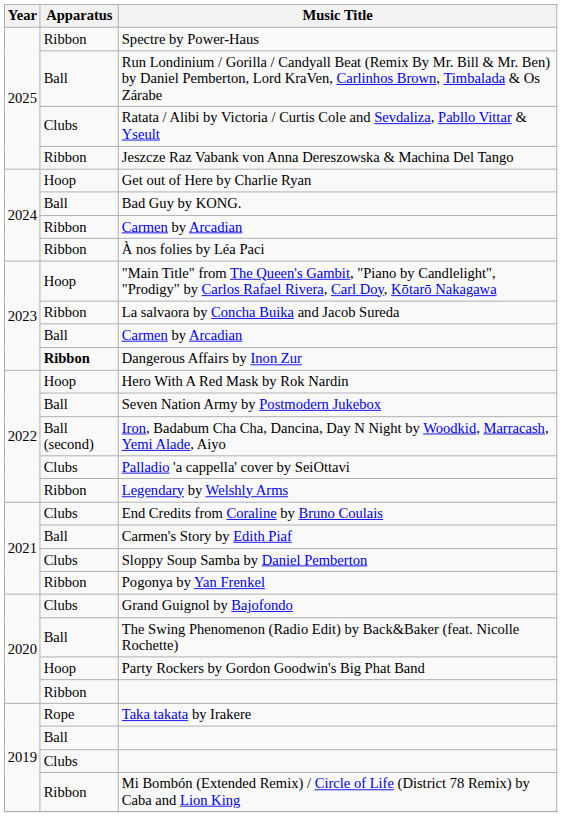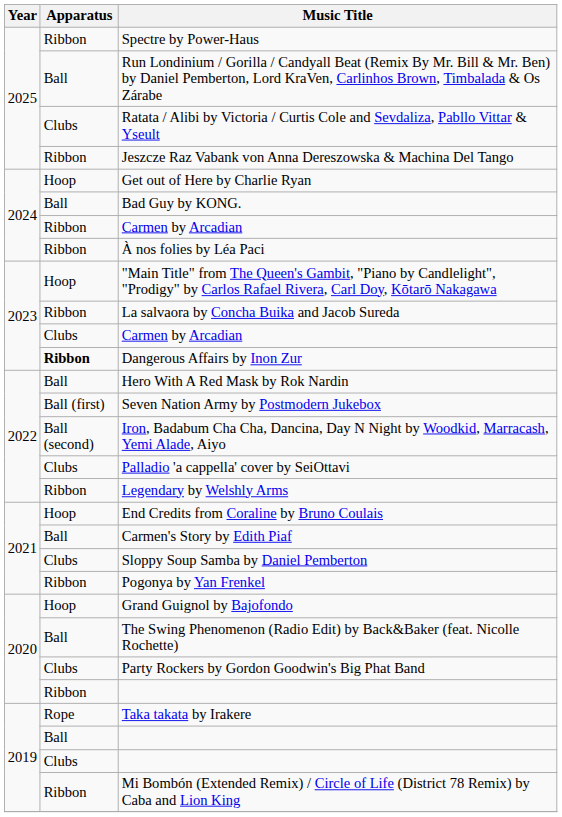(56, 335) Ball -> (61, 335) Clubs
(60, 381) Hoop -> (56, 381) Ball
(56, 404) Ball -> (74, 404) Ball (first)
(61, 513) Clubs -> (60, 513) Hoop
(61, 605) Clubs -> (60, 605) Hoop
(60, 668) Hoop -> (61, 668) Clubs
